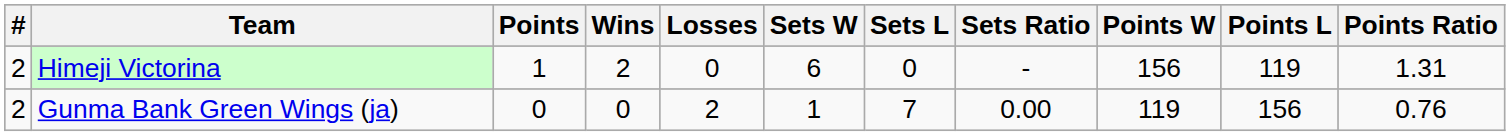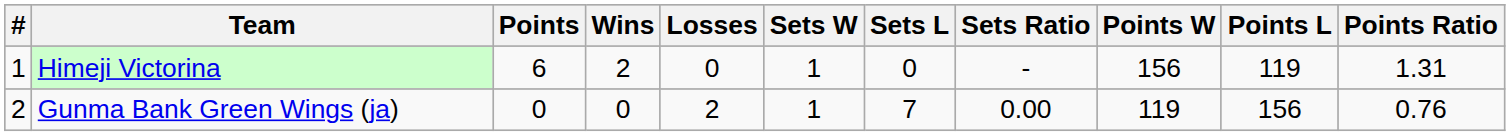(18, 67) 2 -> (18, 67) 1
(539, 67) 1 -> (539, 67) 6
(814, 67) 6 -> (814, 67) 1
